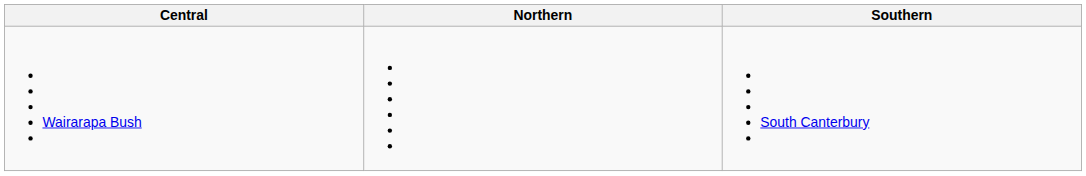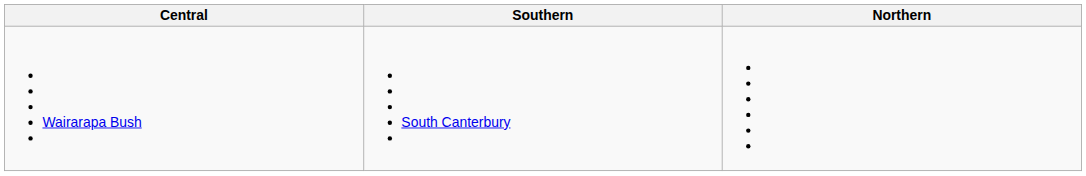columns swapped: (543, 15) <-> (902, 15)
